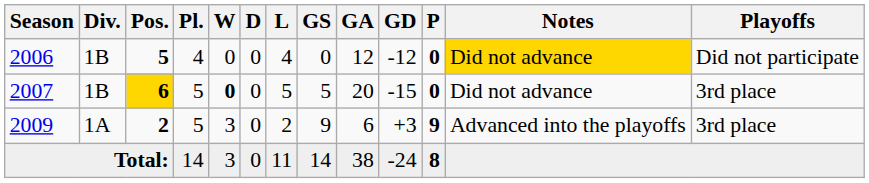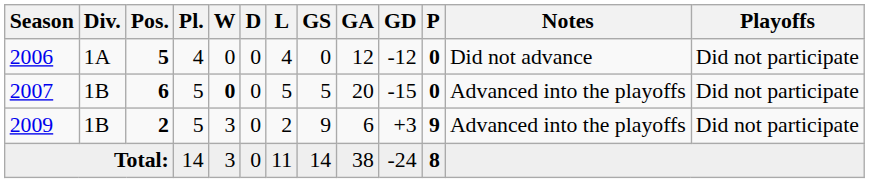(97, 56) 1B -> (97, 56) 1A
(521, 56) gold background -> (521, 56) no background
(163, 90) gold background -> (163, 90) no background
(521, 90) Did not advance -> (568, 90) Advanced into the playoffs
(736, 90) 3rd place -> (777, 90) Did not participate
(97, 125) 1A -> (97, 125) 1B
(736, 125) 3rd place -> (777, 125) Did not participate
